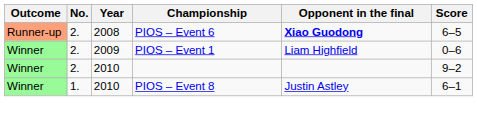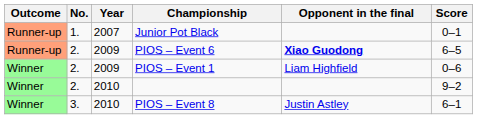+ row: (177, 31)
(107, 31) 2008 -> (107, 50) 2009
(75, 86) 1. -> (75, 104) 3.
